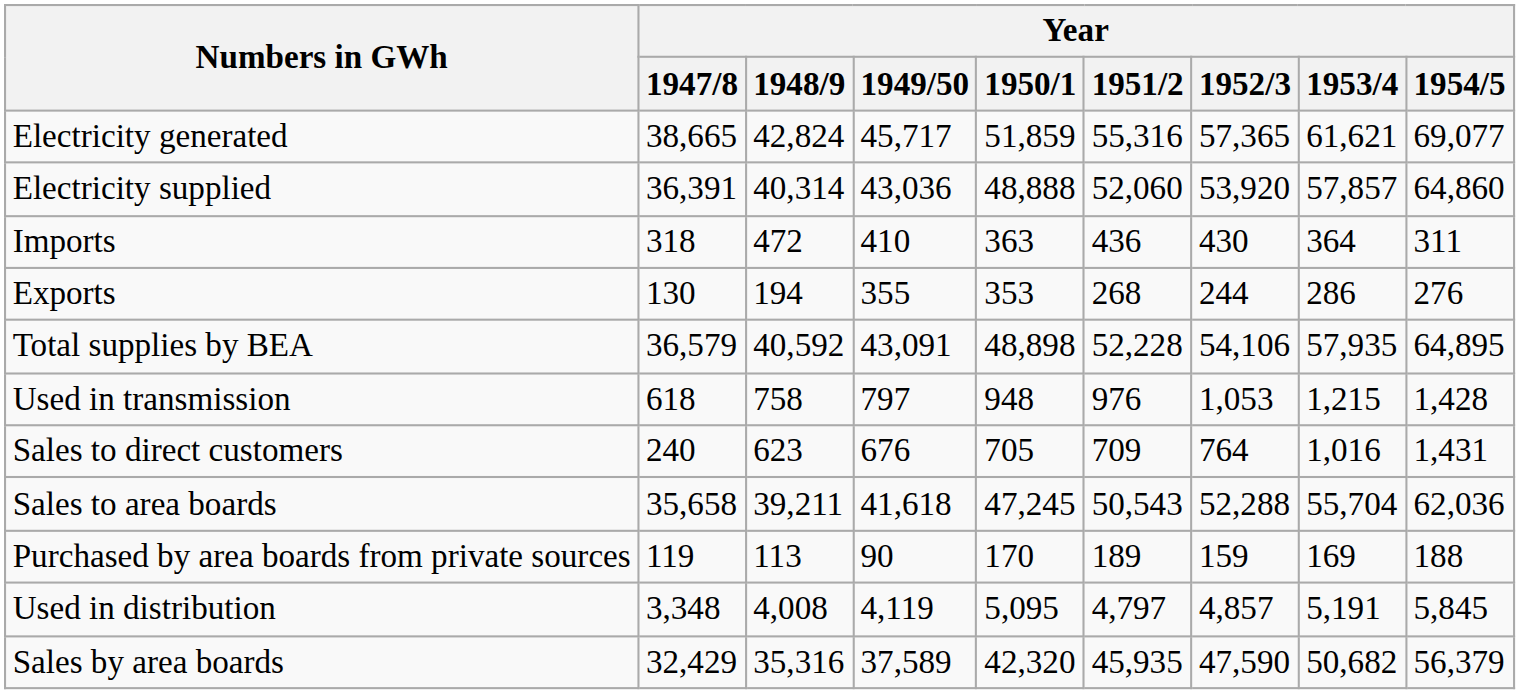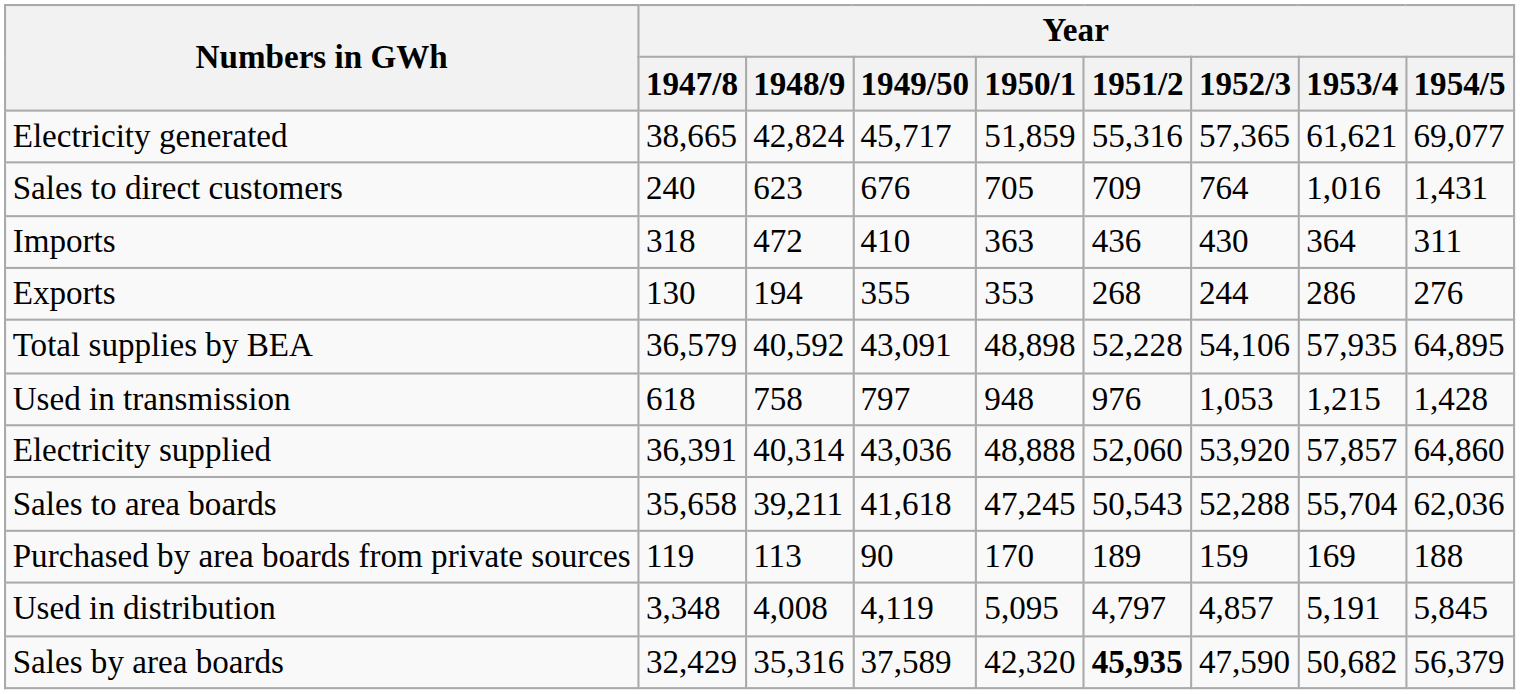rows swapped: (142, 188) <-> (178, 450)
(1137, 661) normal -> (1137, 661) bold
